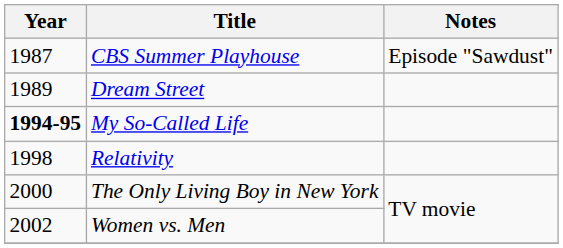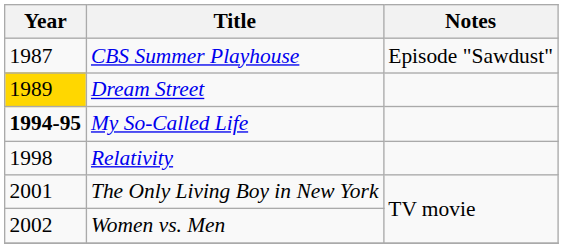(31, 89) no background -> (31, 89) gold background
(31, 191) 2000 -> (31, 191) 2001
